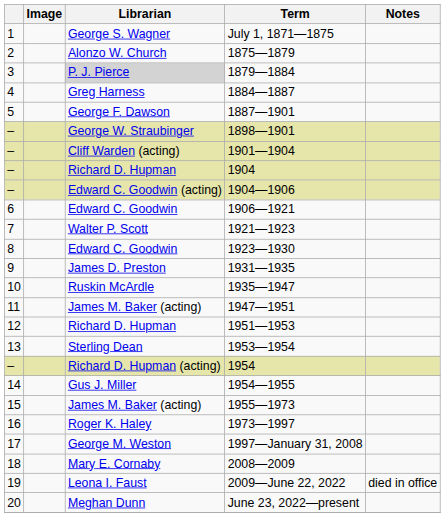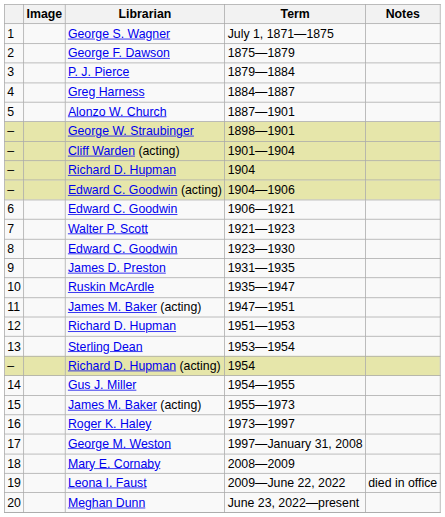(117, 53) Alonzo W. Church -> (119, 53) George F. Dawson
(99, 72) lightgrey background -> (99, 72) no background
(119, 111) George F. Dawson -> (117, 111) Alonzo W. Church
